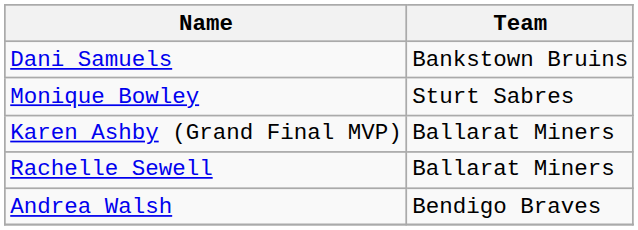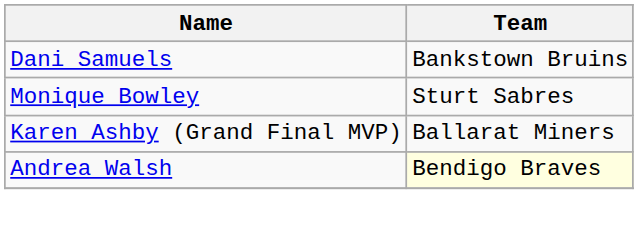- row: (111, 170)
(507, 206) no background -> (507, 170) lightyellow background
